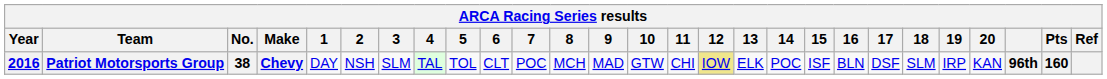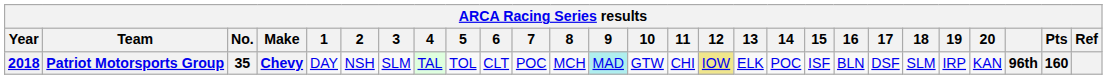(24, 63) 2016 -> (24, 63) 2018
(242, 63) 38 -> (242, 63) 35
(608, 63) no background -> (608, 63) paleturquoise background
